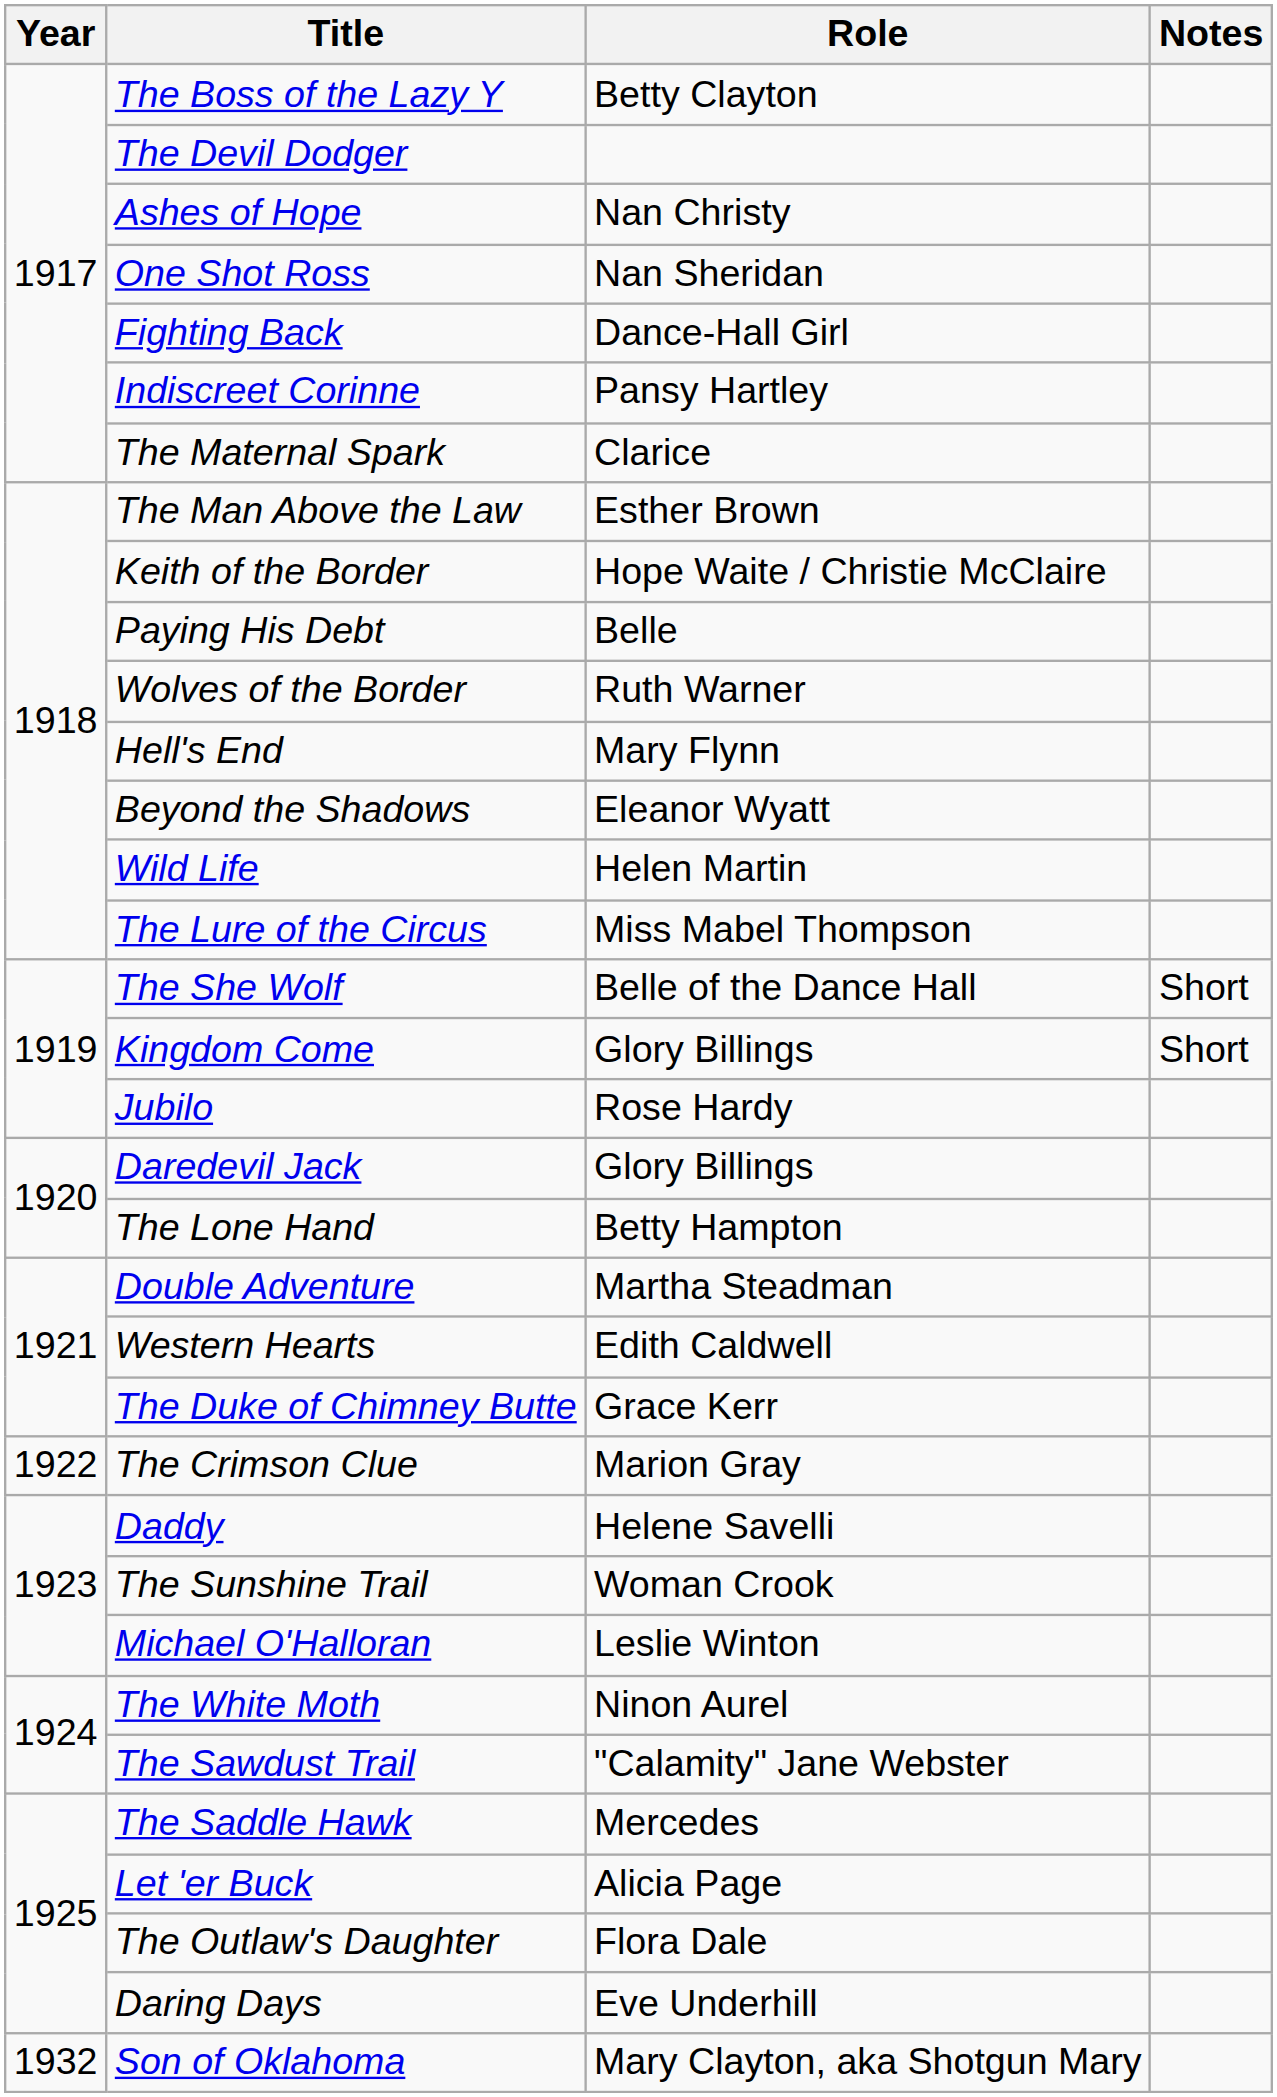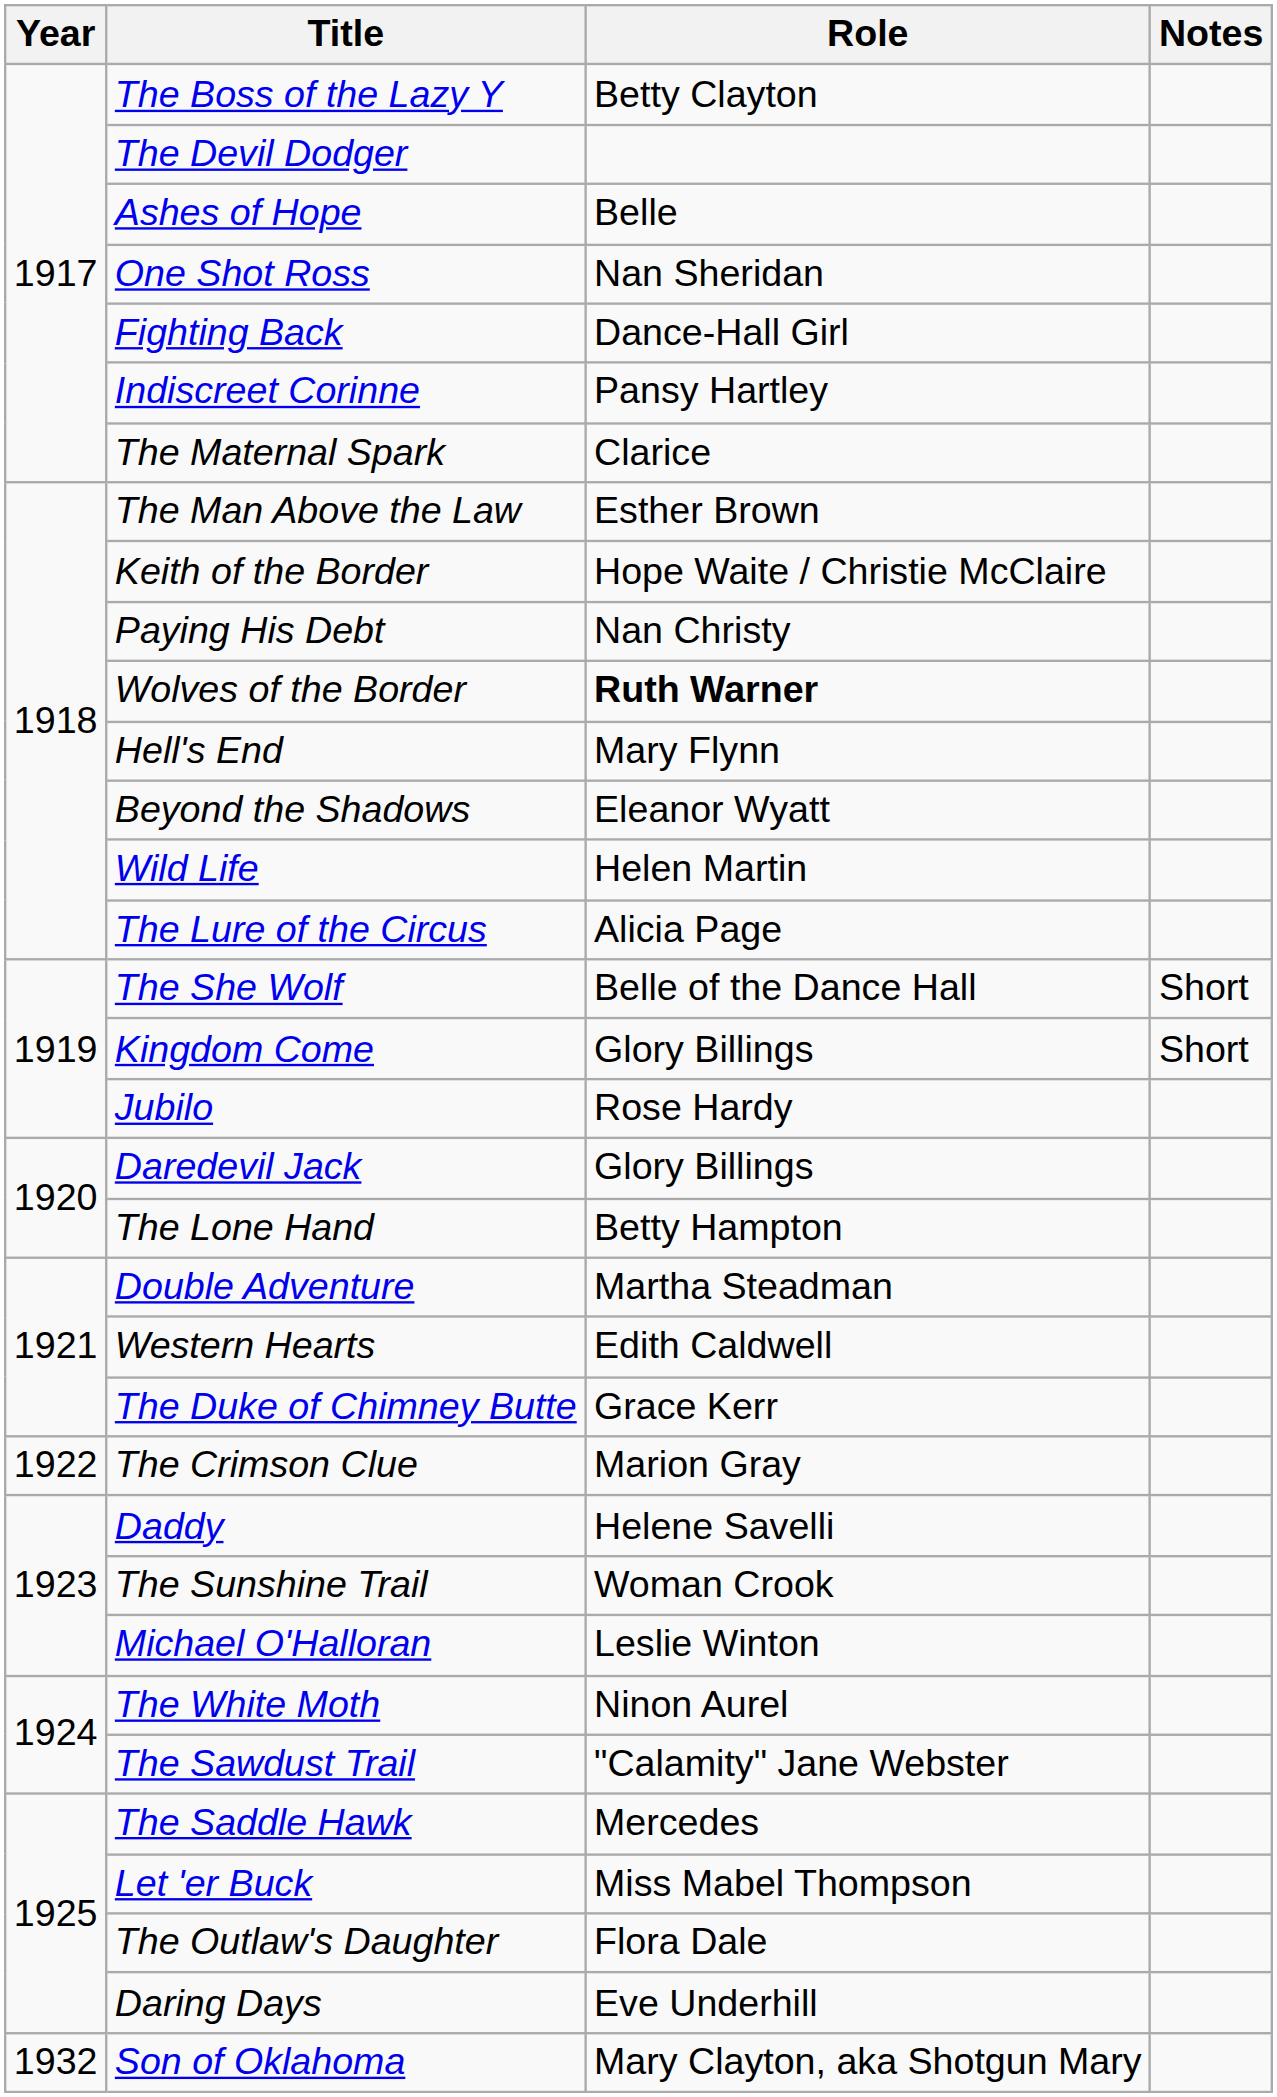(692, 213) Nan Christy -> (636, 213) Belle
(636, 630) Belle -> (692, 630) Nan Christy
(700, 690) normal -> (706, 690) bold
(783, 928) Miss Mabel Thompson -> (688, 928) Alicia Page
(688, 1882) Alicia Page -> (783, 1882) Miss Mabel Thompson
